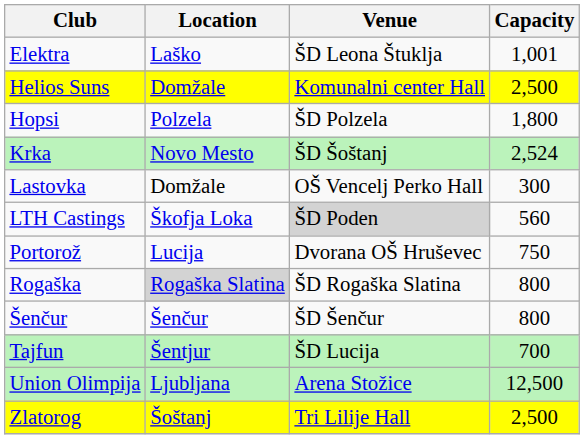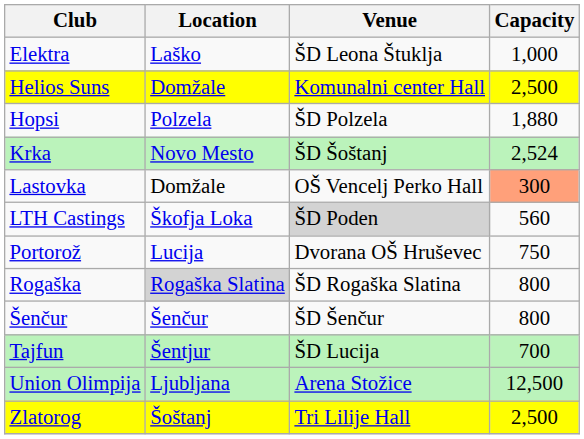(534, 53) 1,001 -> (534, 53) 1,000
(534, 119) 1,800 -> (534, 119) 1,880
(534, 185) no background -> (534, 185) lightsalmon background
